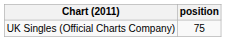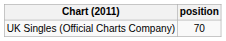(199, 28) 75 -> (199, 28) 70
